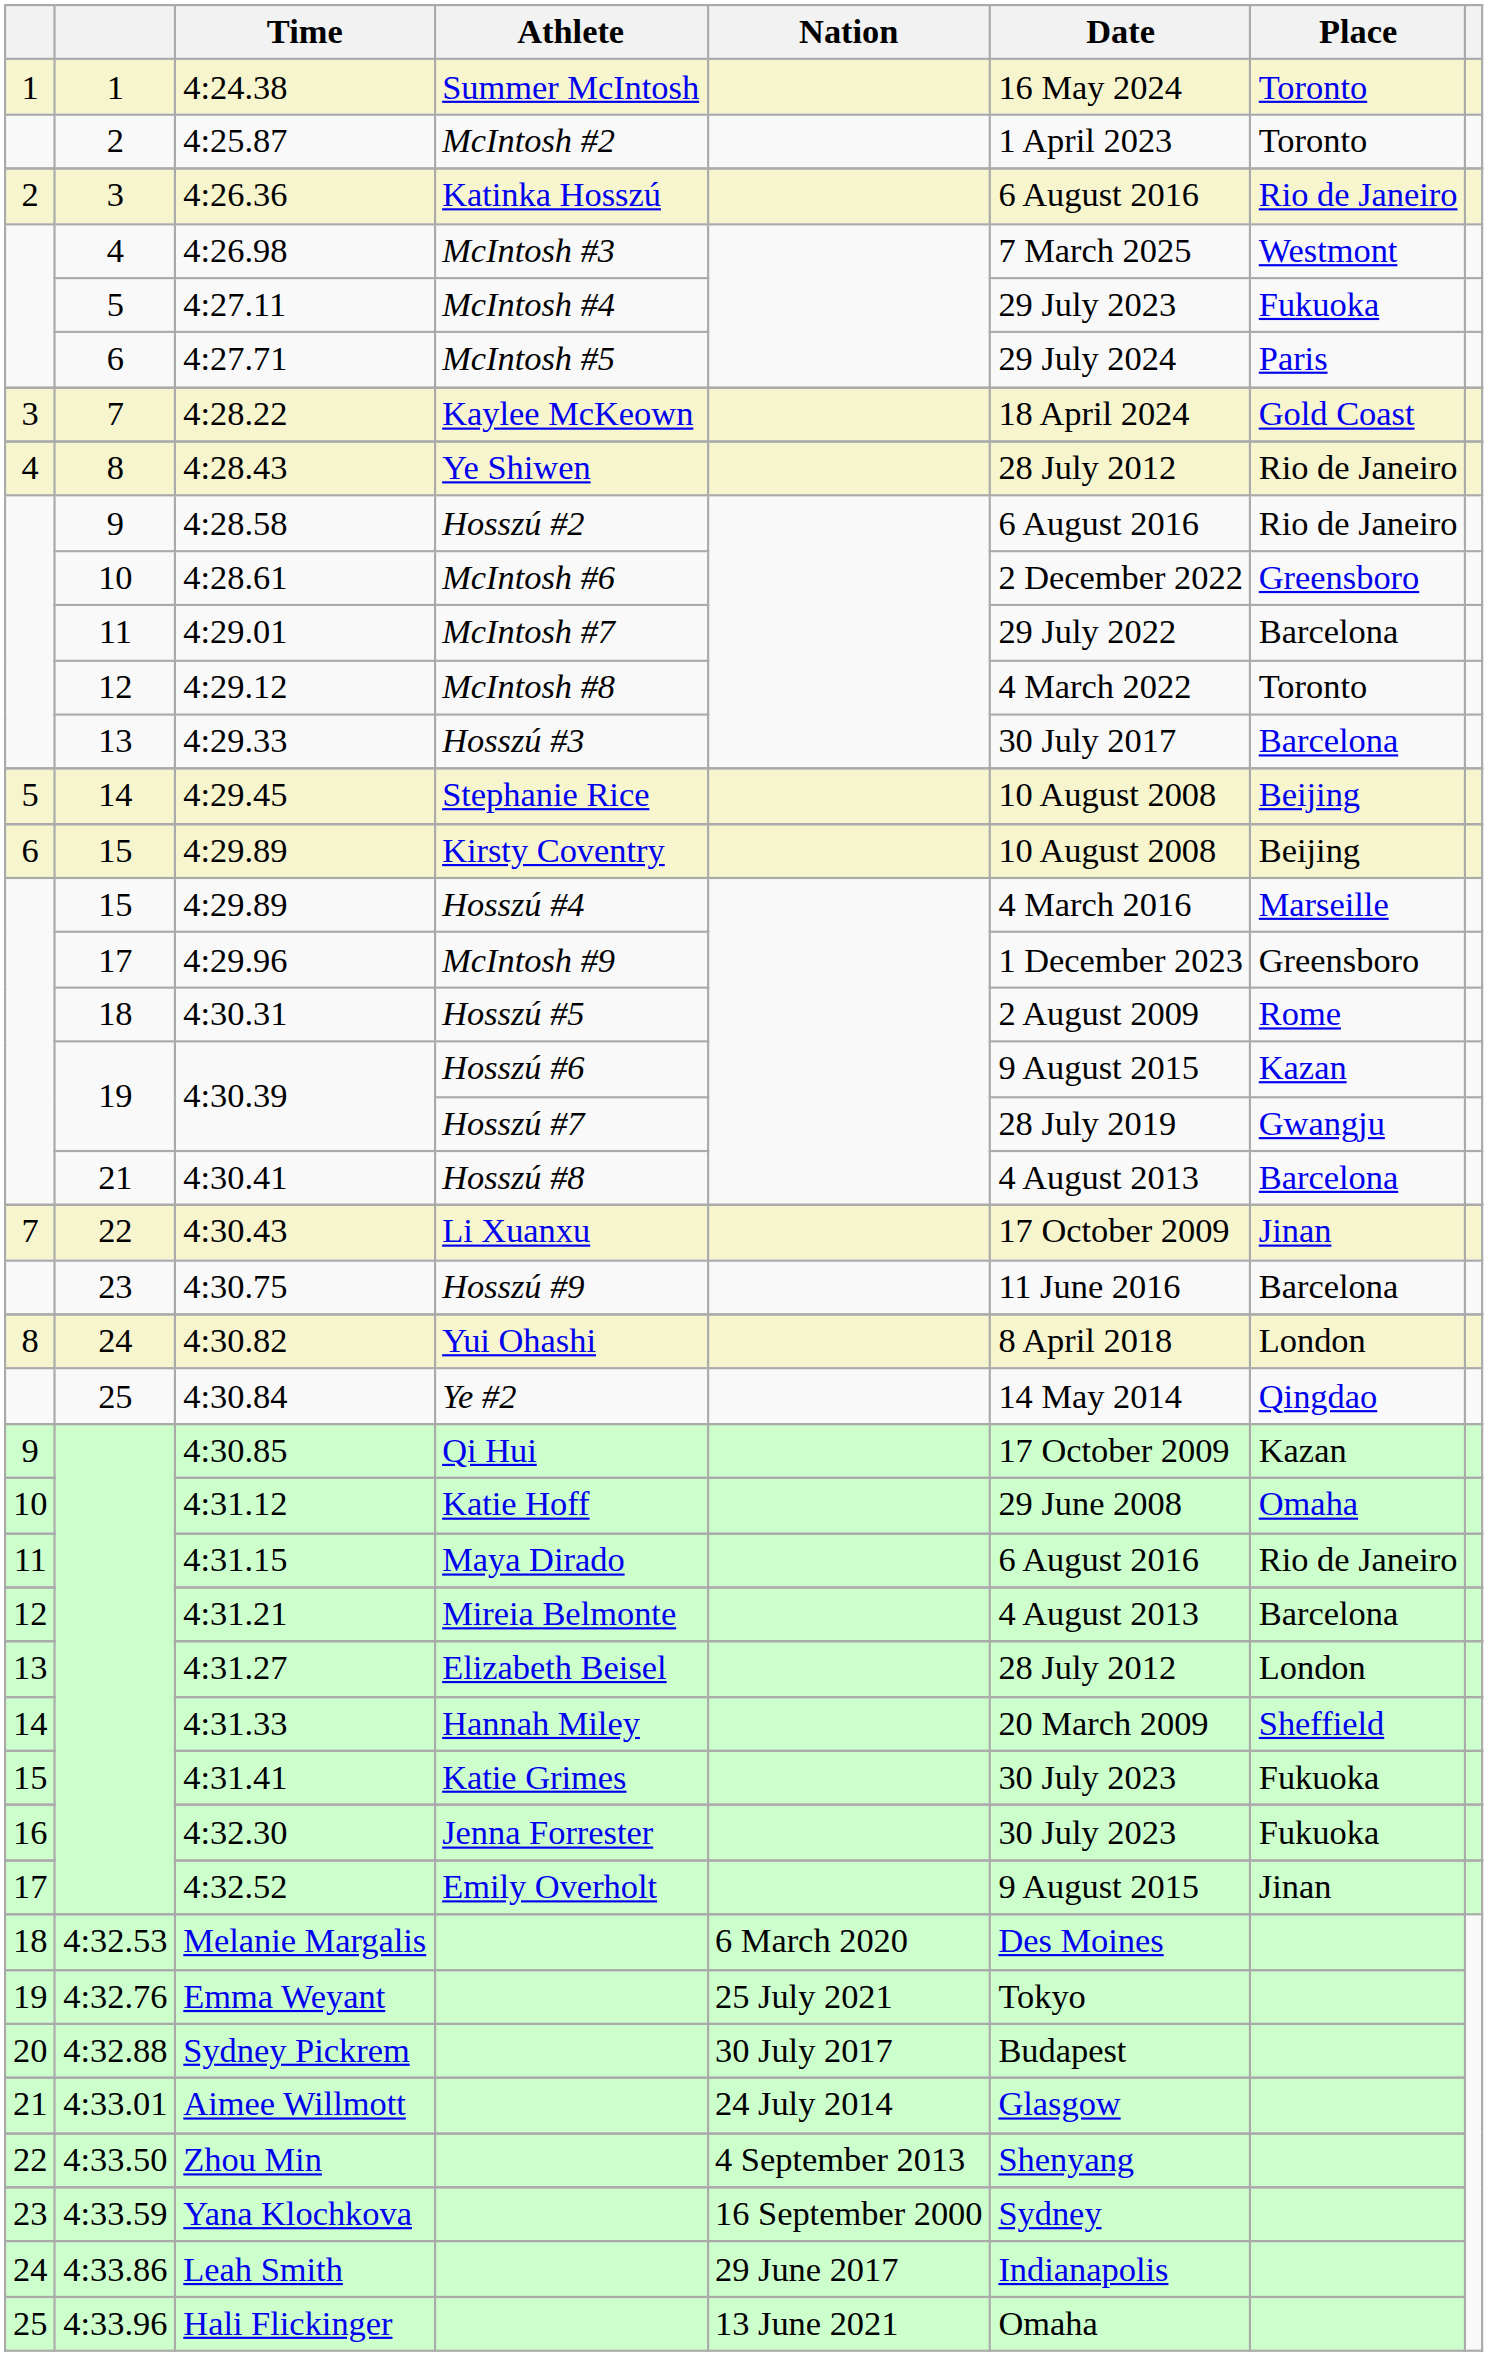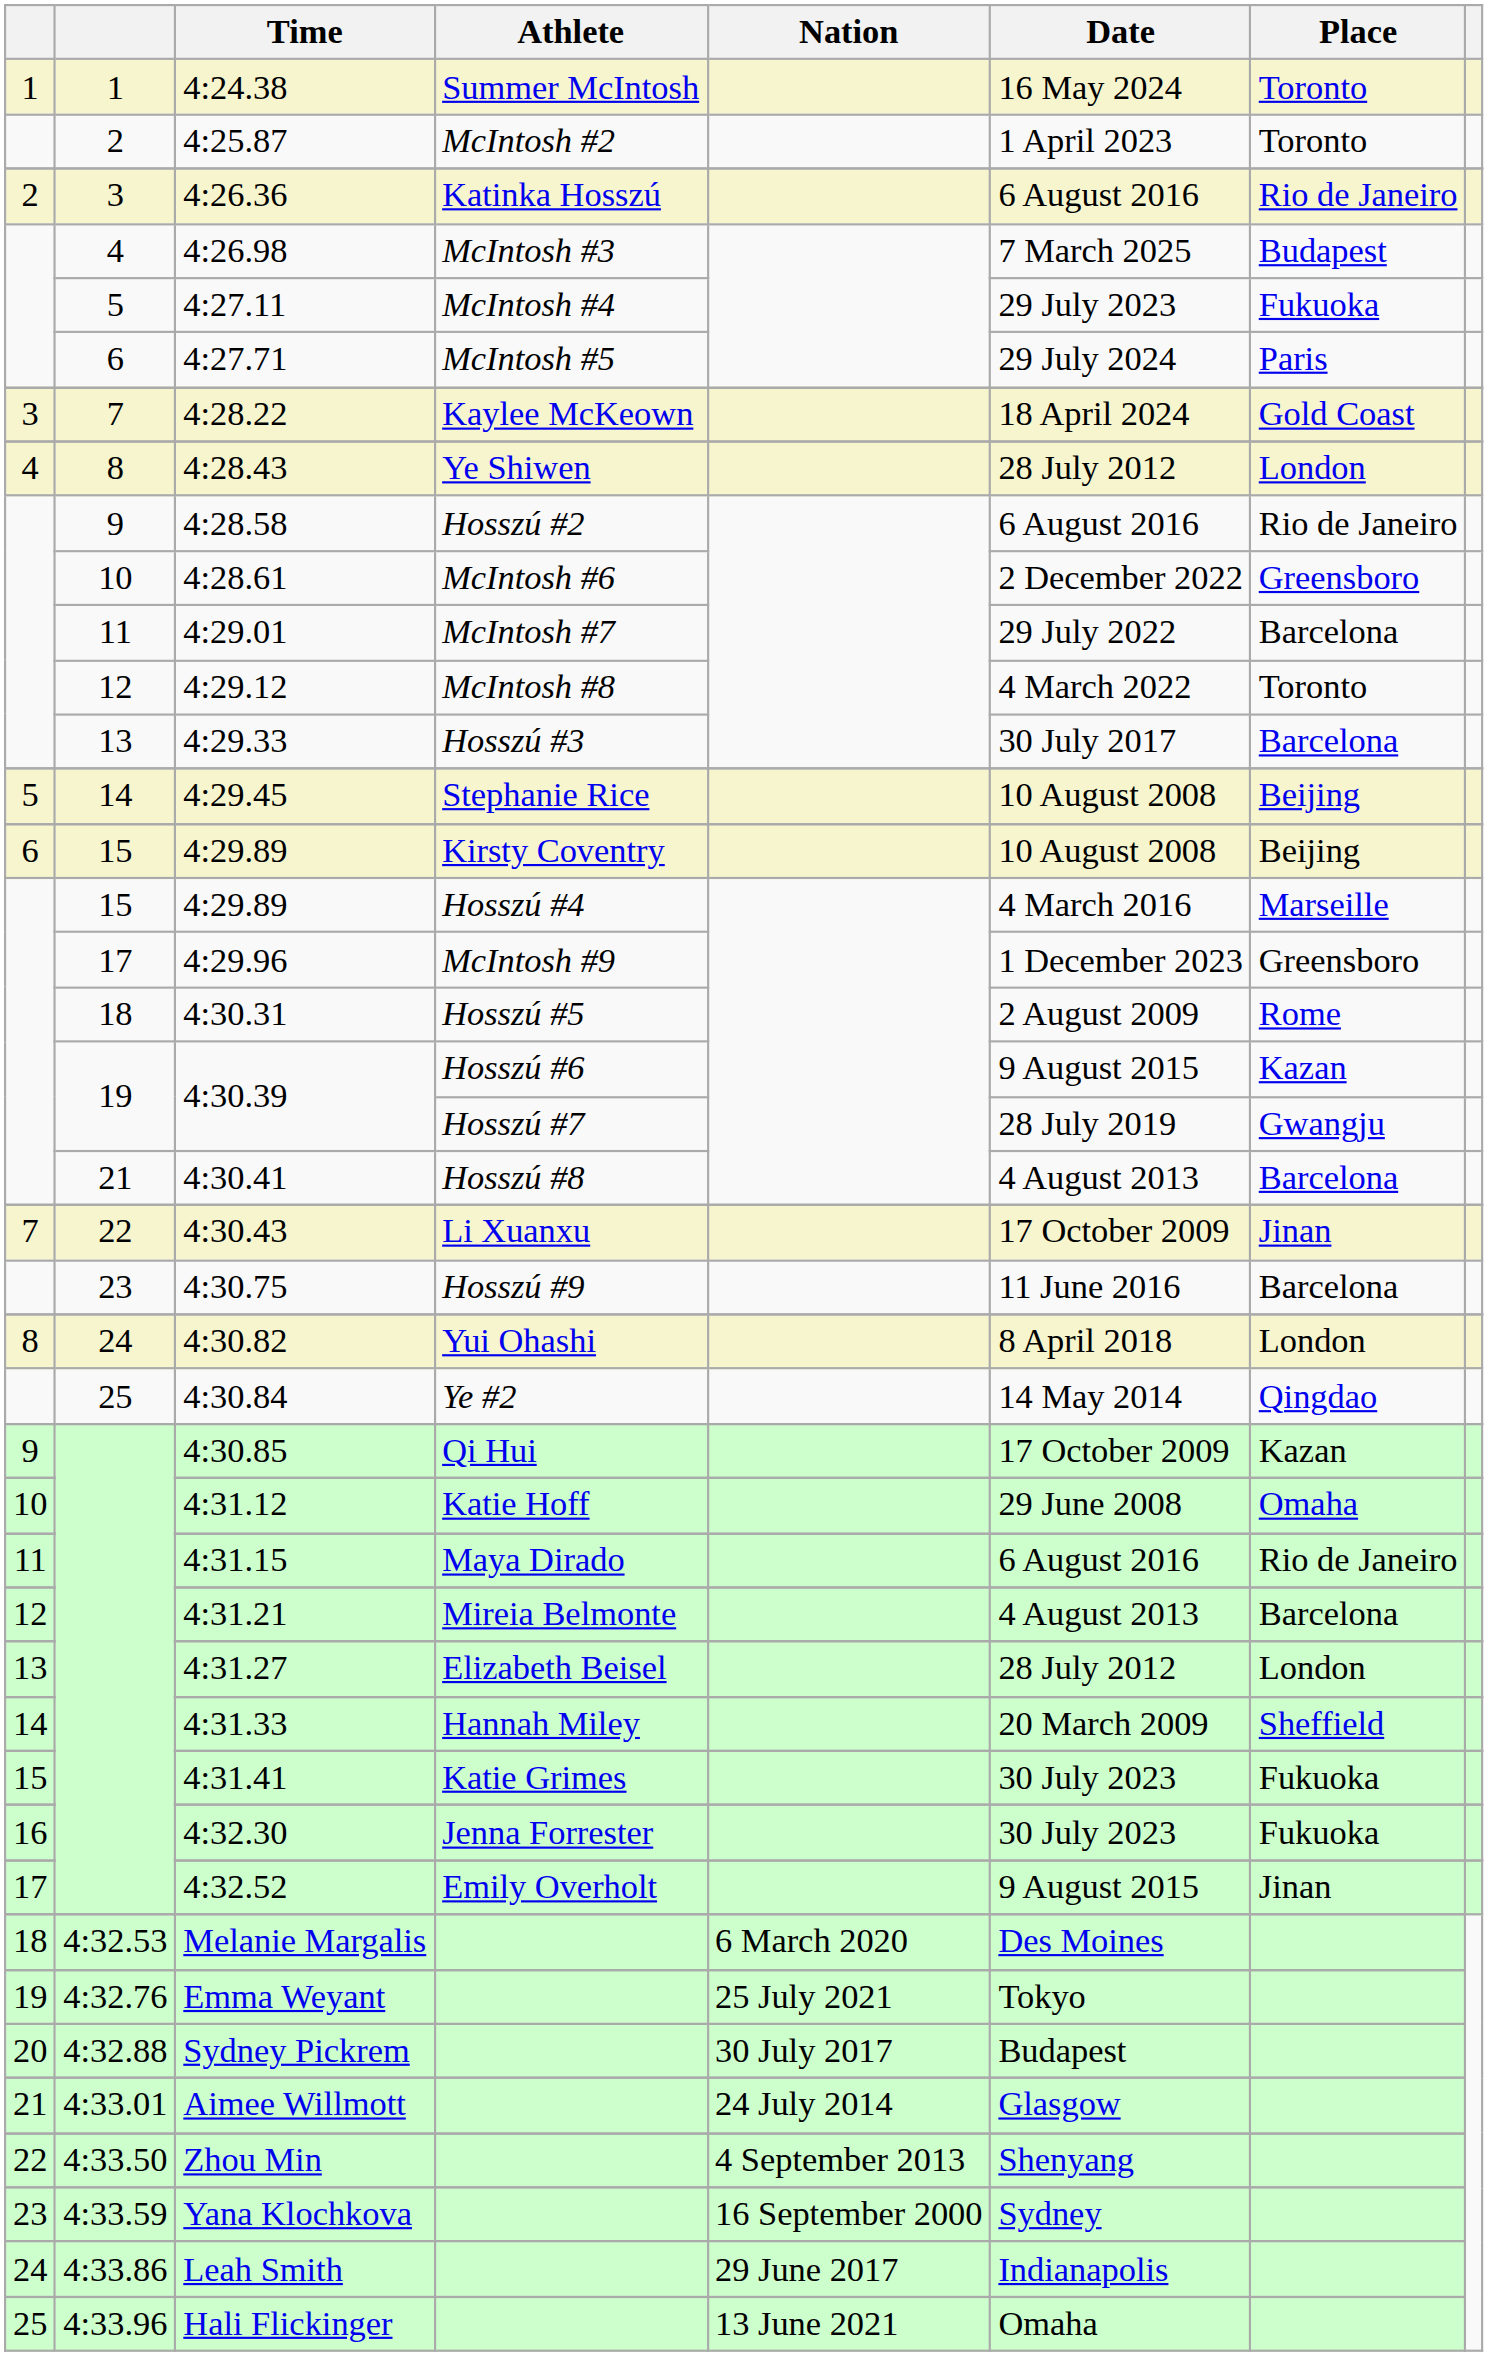(1328, 250) Westmont -> (1323, 250) Budapest
(1358, 468) Rio de Janeiro -> (1312, 468) London
